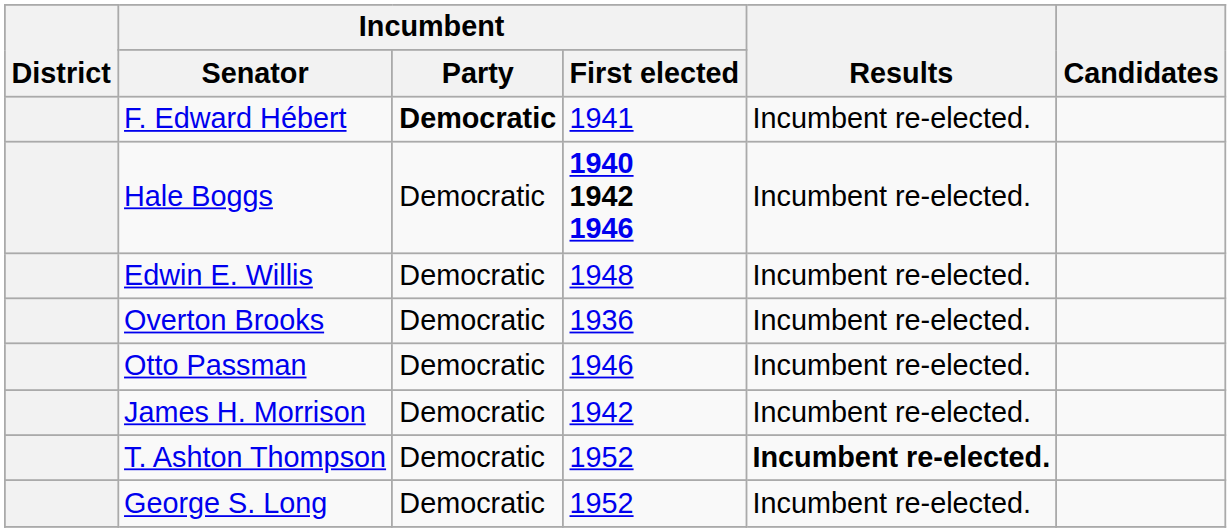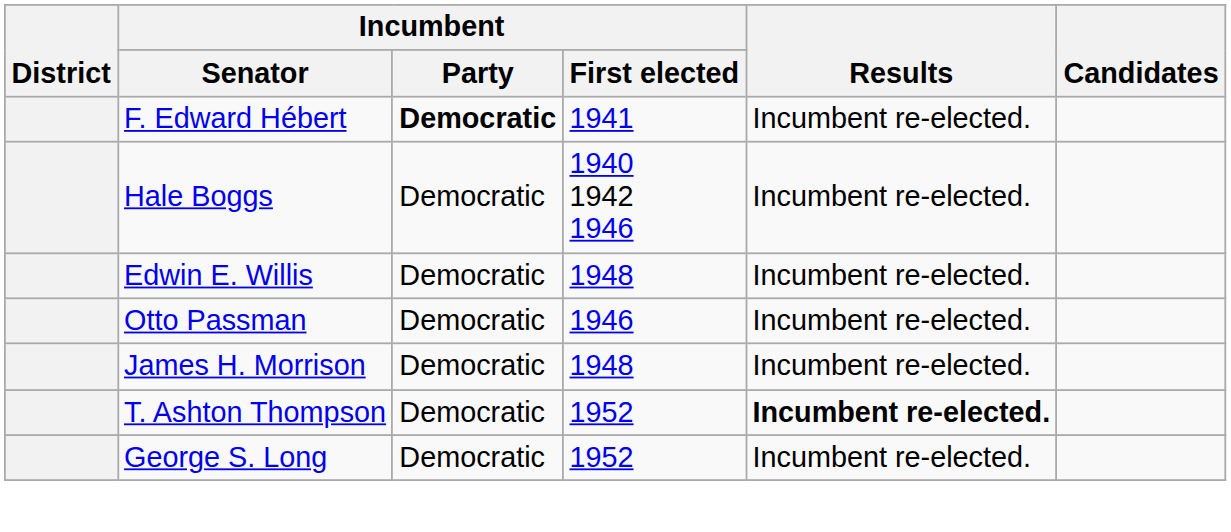(602, 196) bold -> (602, 196) normal
- row: (224, 320)
(602, 411) 1942 -> (602, 366) 1948
